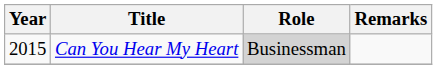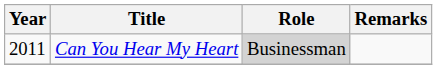(28, 49) 2015 -> (27, 49) 2011
